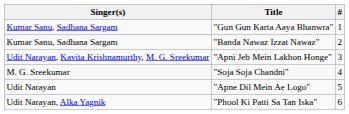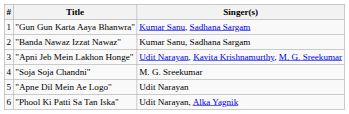columns swapped: (340, 12) <-> (108, 12)
